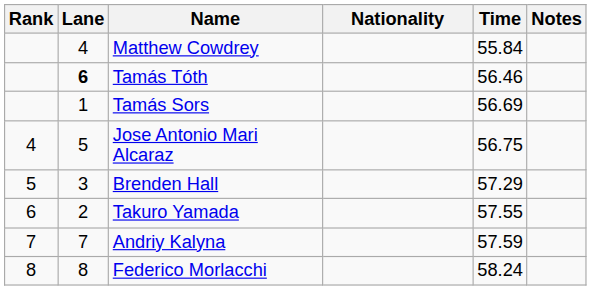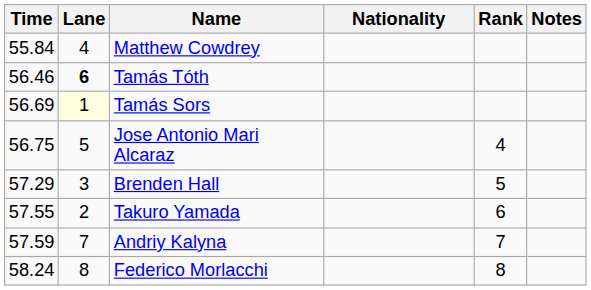columns swapped: (31, 18) <-> (500, 18)
(83, 105) no background -> (84, 105) lightyellow background
